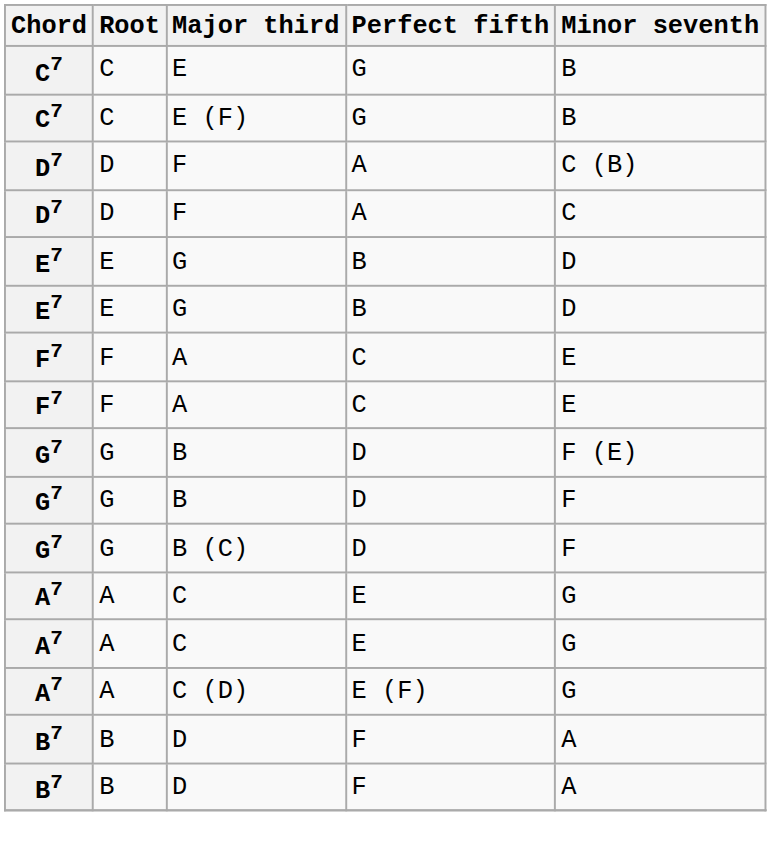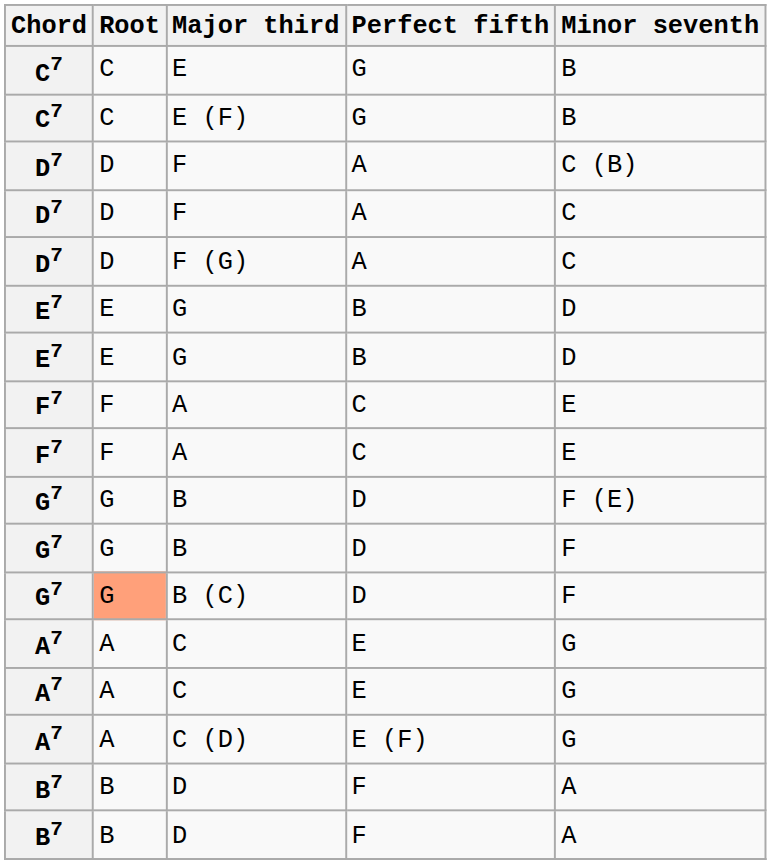+ row: (210, 261)
(107, 548) no background -> (107, 596) lightsalmon background
